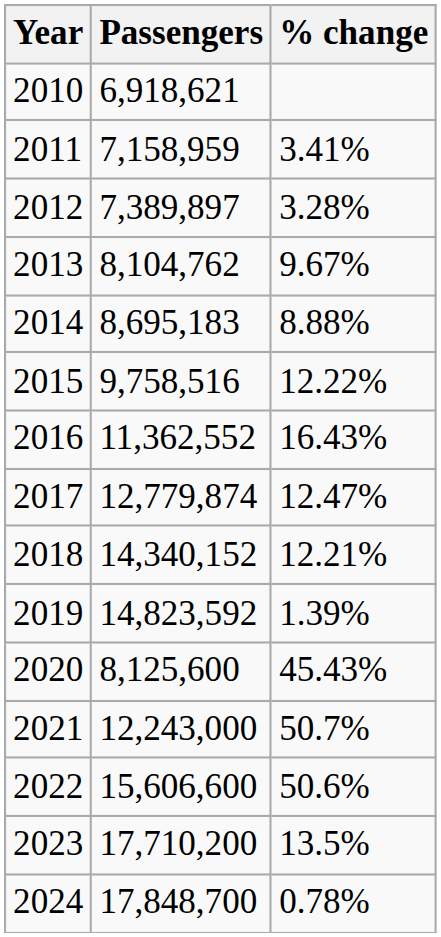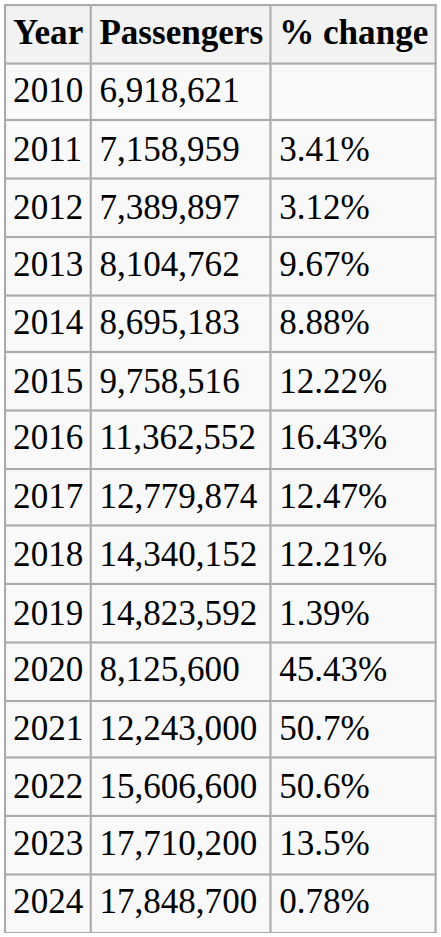(325, 207) 3.28% -> (325, 207) 3.12%
